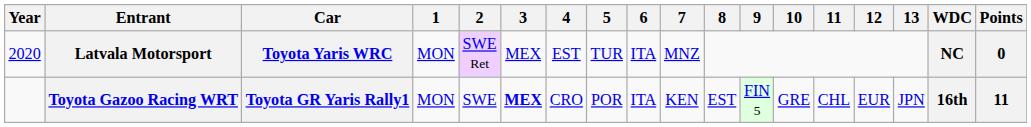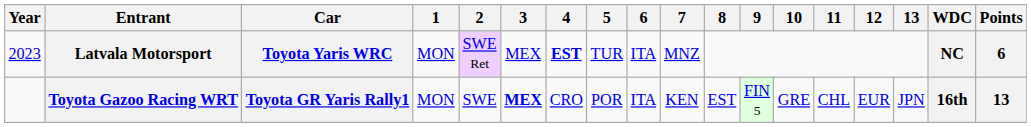(25, 53) 2020 -> (25, 53) 2023
(566, 53) normal -> (566, 53) bold
(1001, 53) 0 -> (1001, 53) 6
(1001, 99) 11 -> (1001, 99) 13
